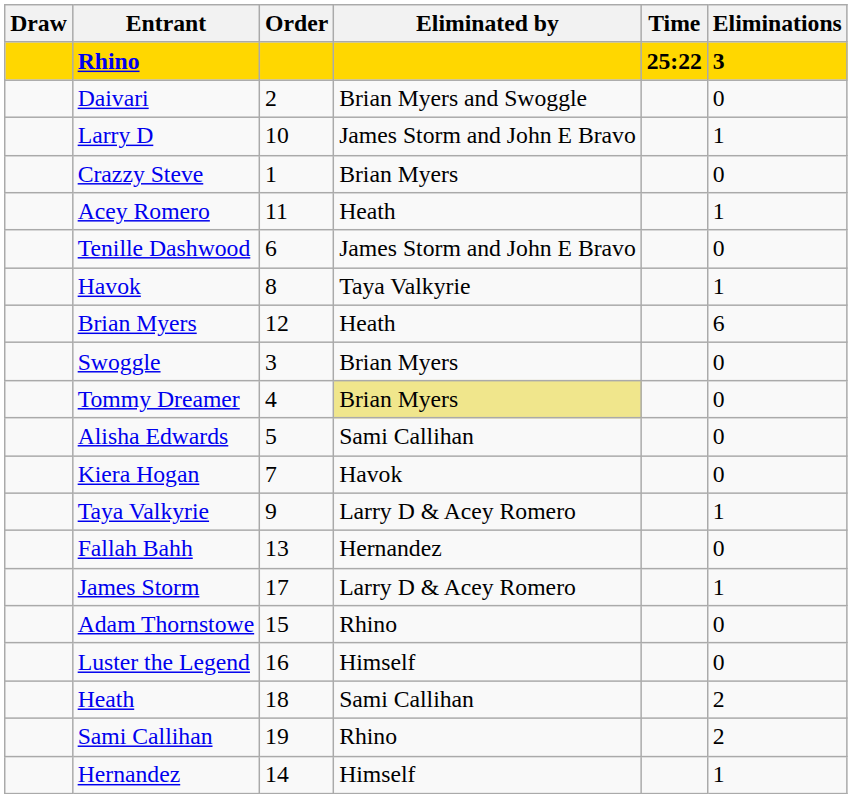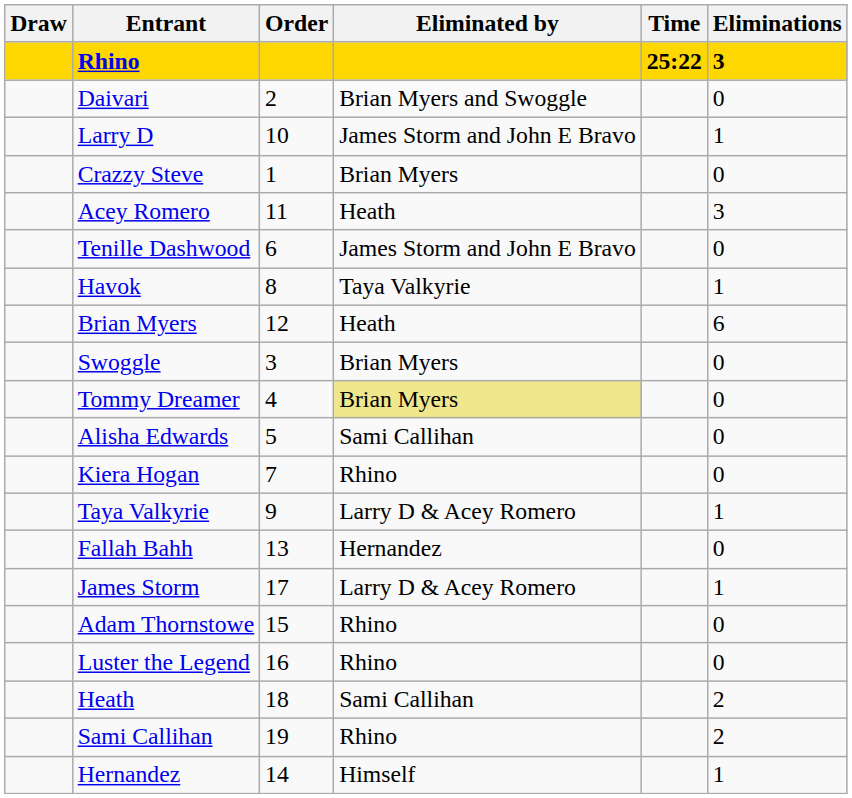(719, 211) 1 -> (719, 211) 3
(371, 473) Havok -> (368, 473) Rhino
(377, 661) Himself -> (368, 661) Rhino
